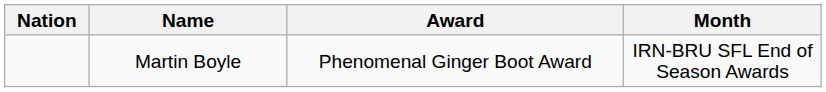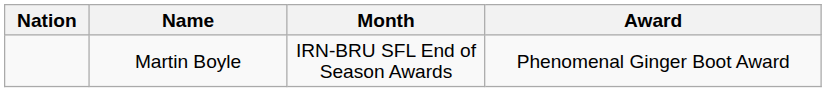columns swapped: (455, 20) <-> (722, 20)
